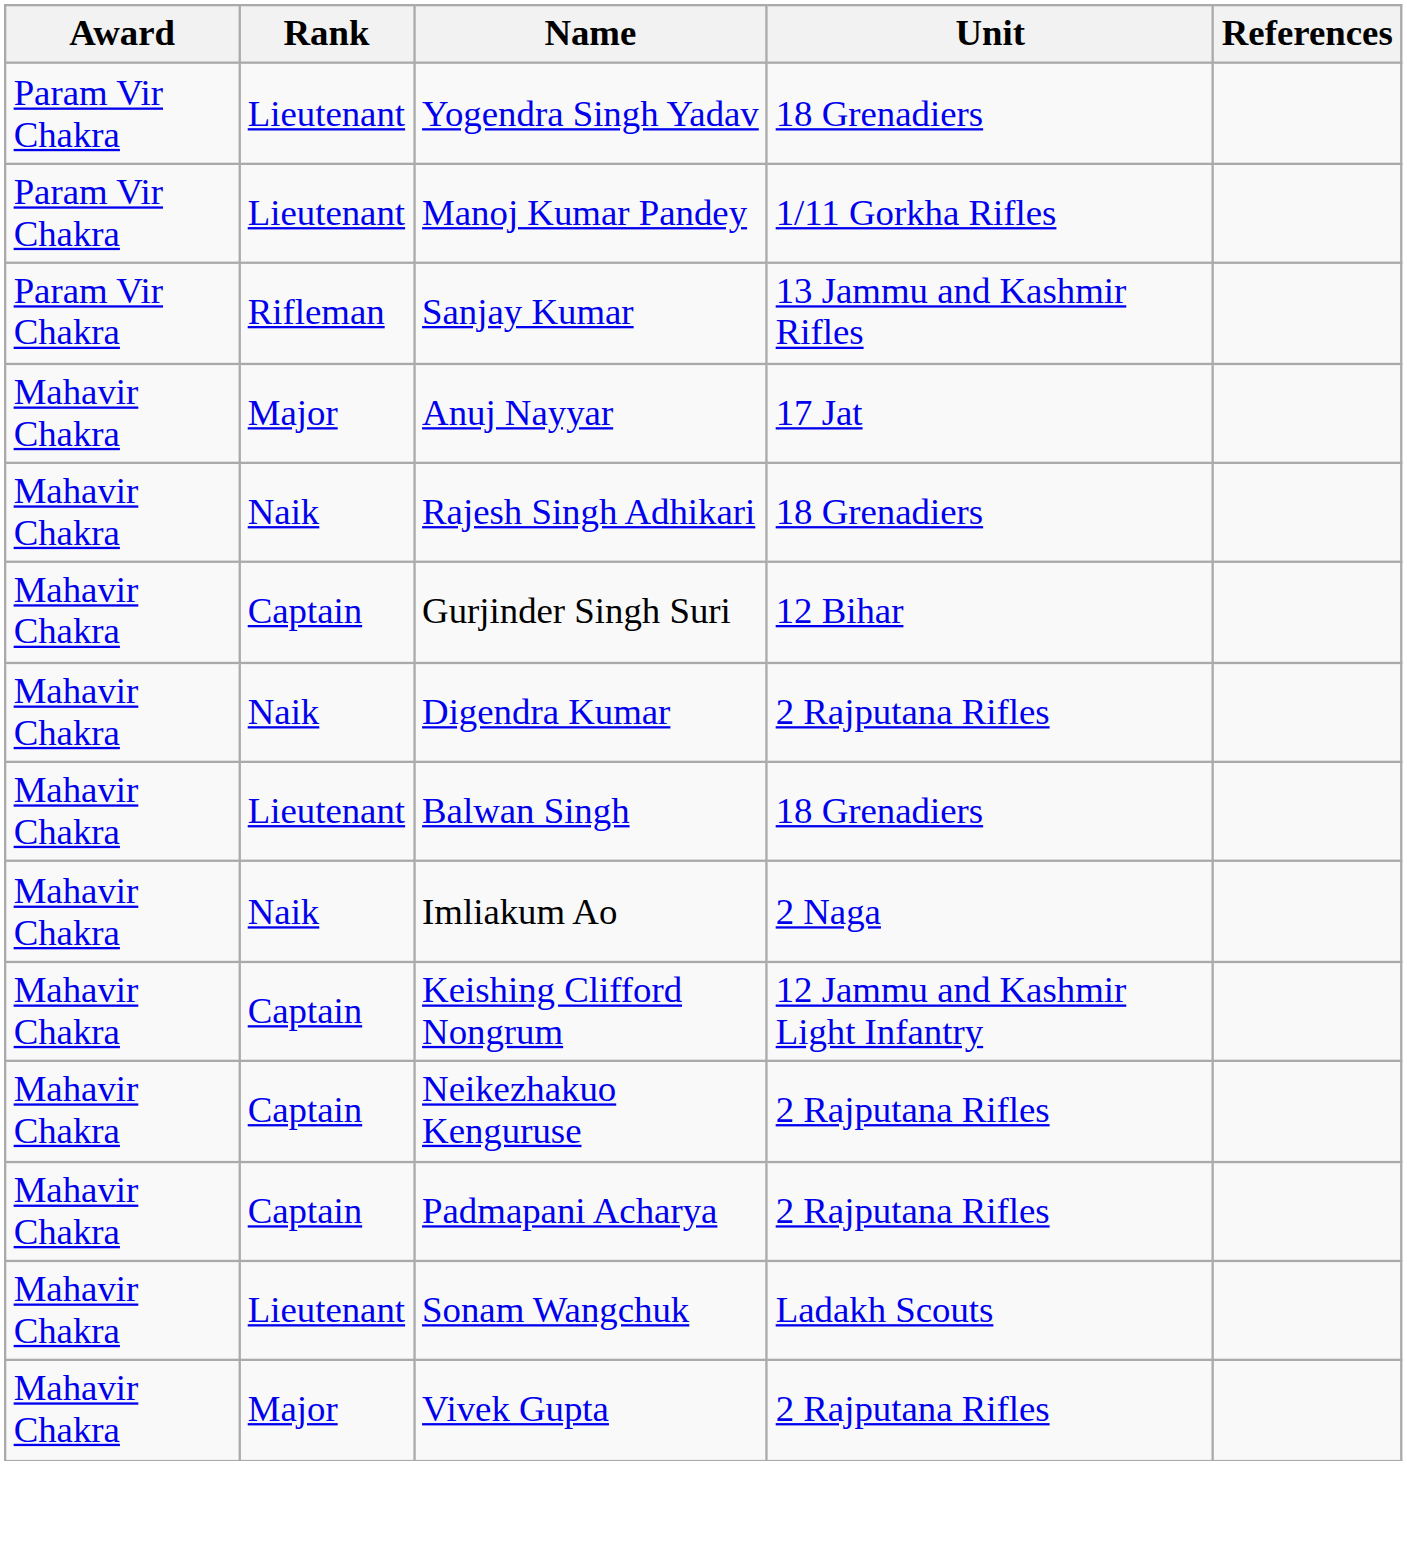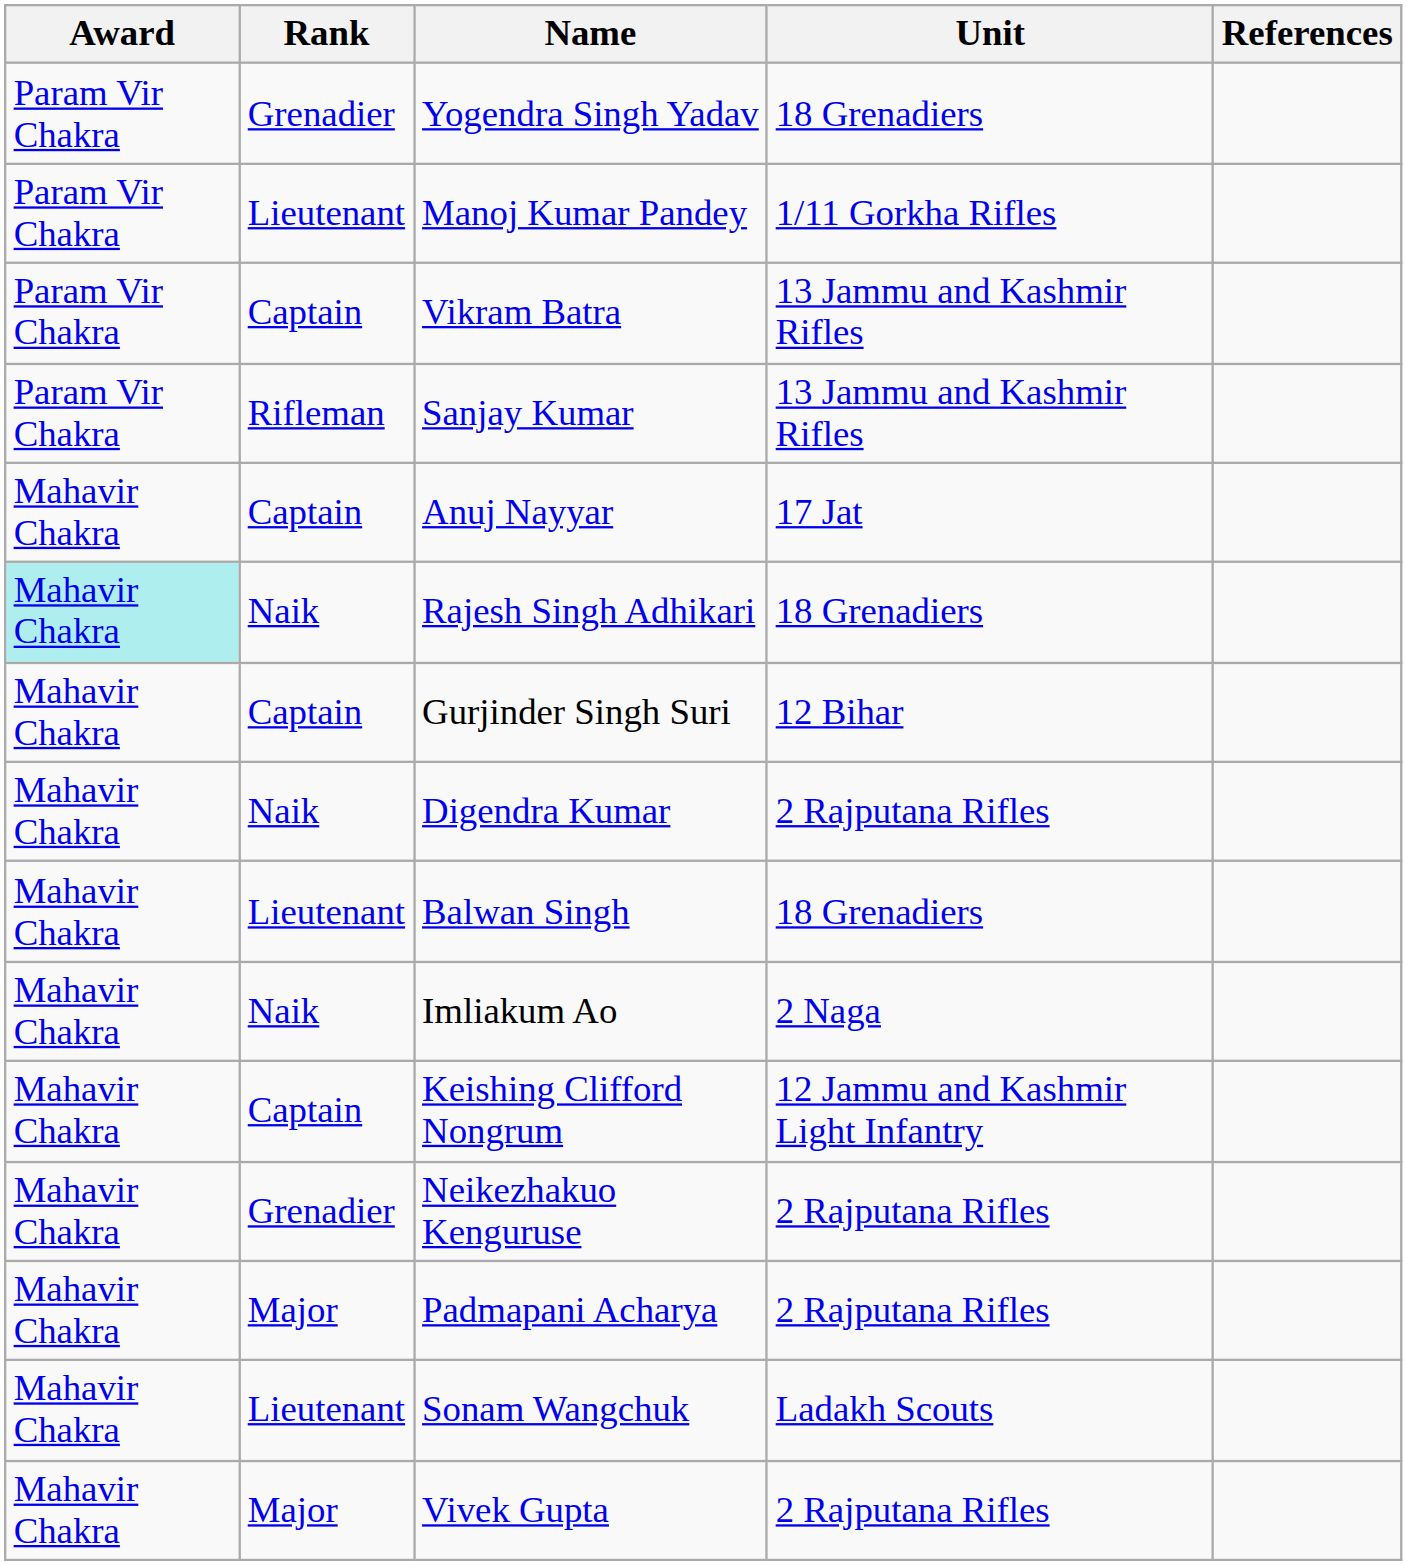(326, 112) Lieutenant -> (321, 112) Grenadier
+ row: (522, 312)
(293, 412) Major -> (305, 511) Captain
(76, 511) no background -> (76, 611) paleturquoise background
(305, 1110) Captain -> (321, 1210) Grenadier
(305, 1210) Captain -> (293, 1309) Major
